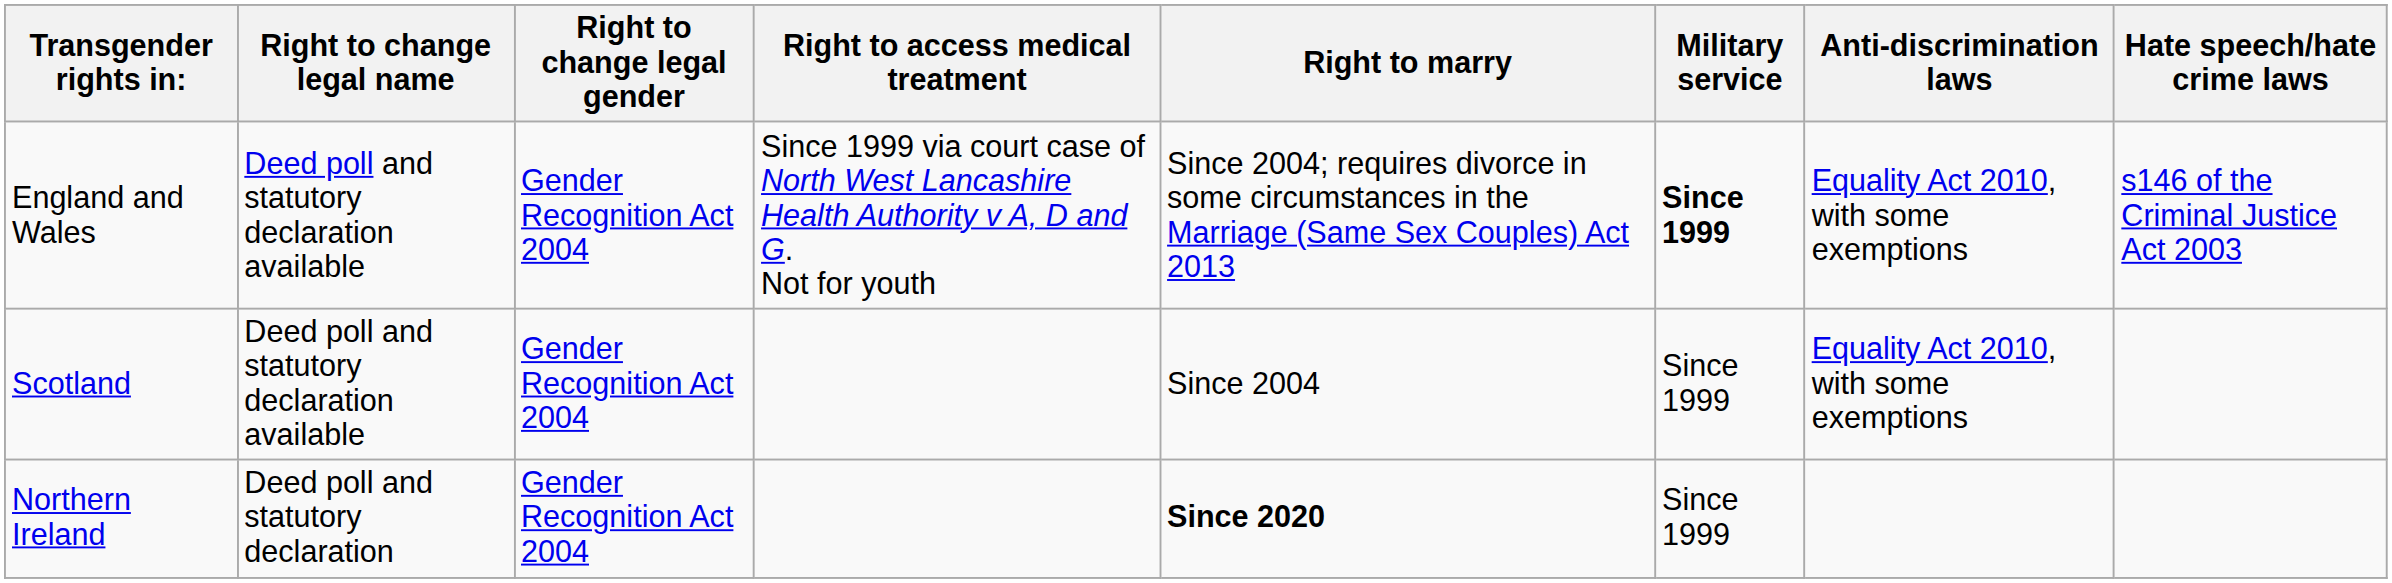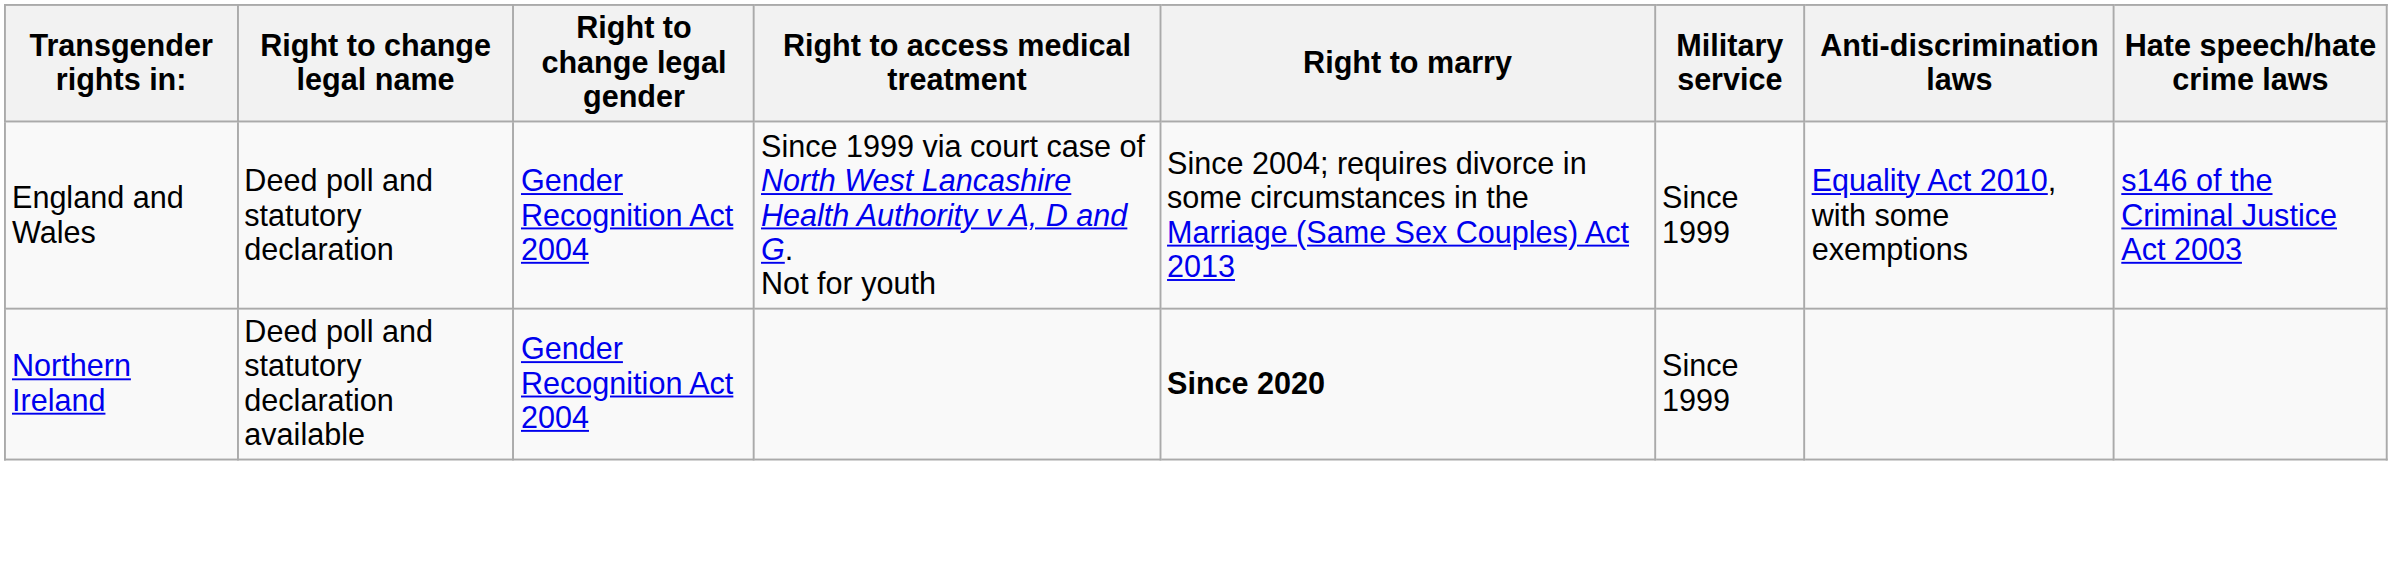(339, 214) Deed poll and statutory declaration available -> (339, 214) Deed poll and statutory declaration
(1703, 214) bold -> (1700, 214) normal
- row: (71, 383)
(339, 517) Deed poll and statutory declaration -> (339, 383) Deed poll and statutory declaration available
